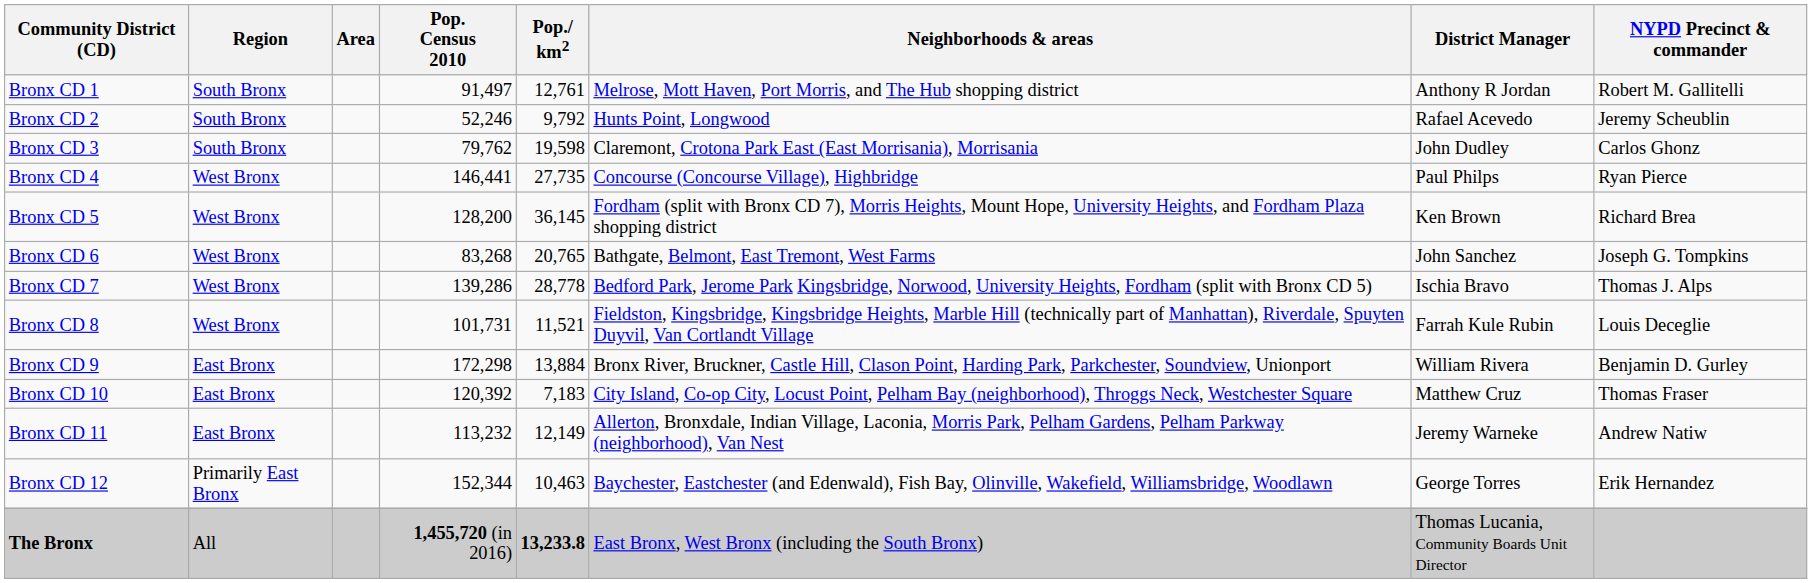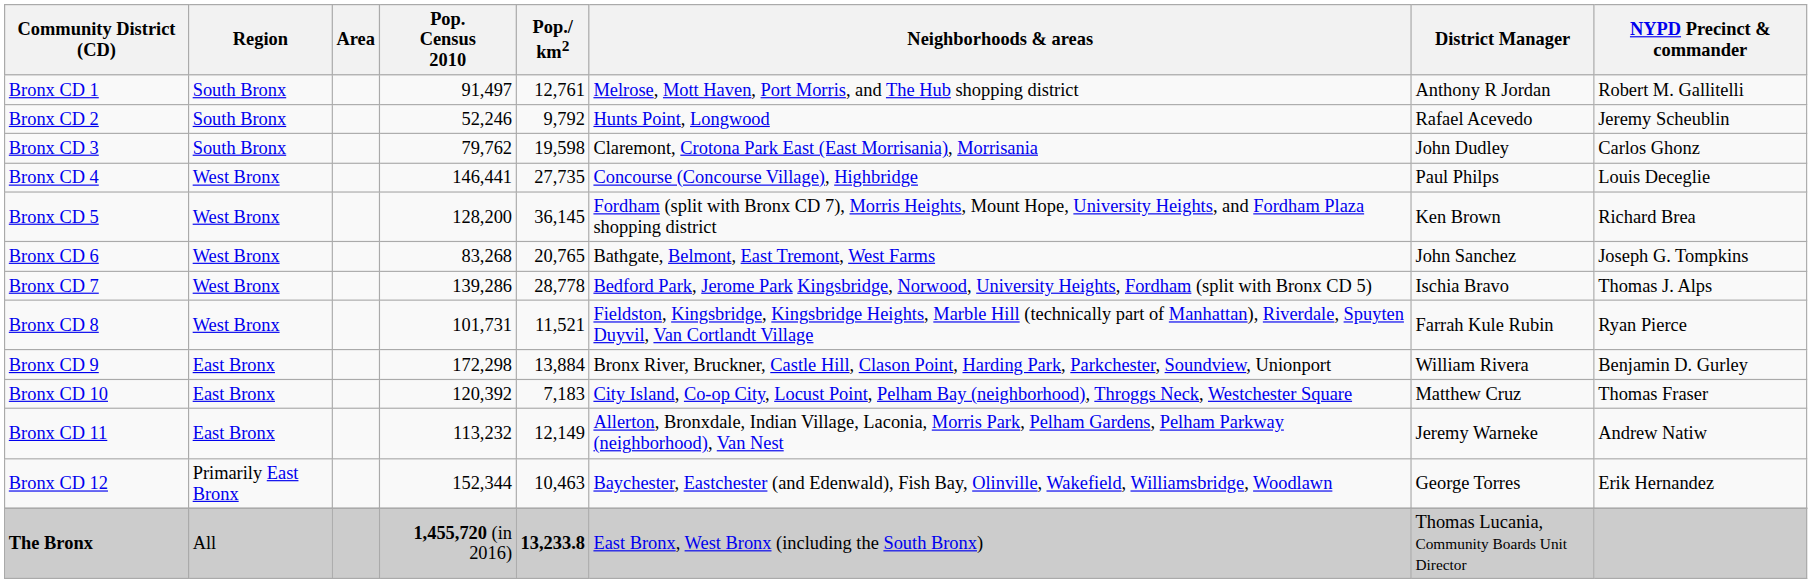(1643, 177) Ryan Pierce -> (1654, 177) Louis Deceglie
(1654, 324) Louis Deceglie -> (1643, 324) Ryan Pierce
